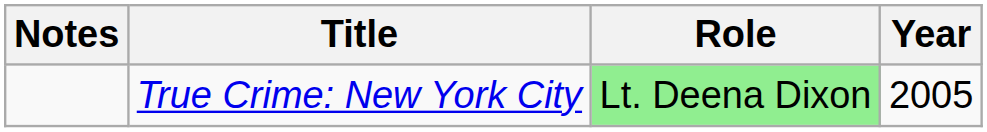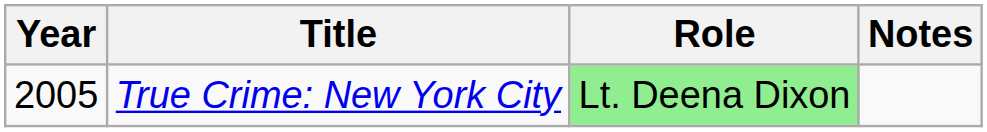columns swapped: (931, 34) <-> (67, 34)
